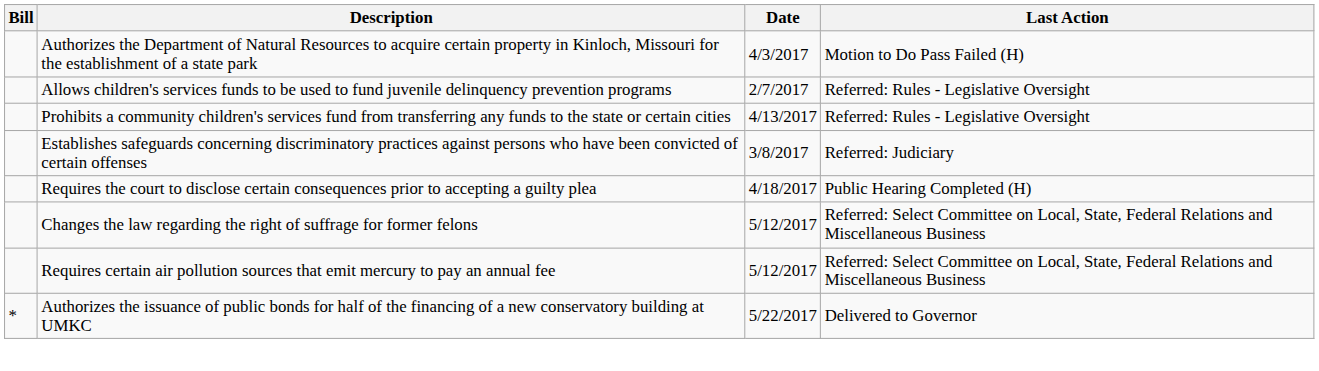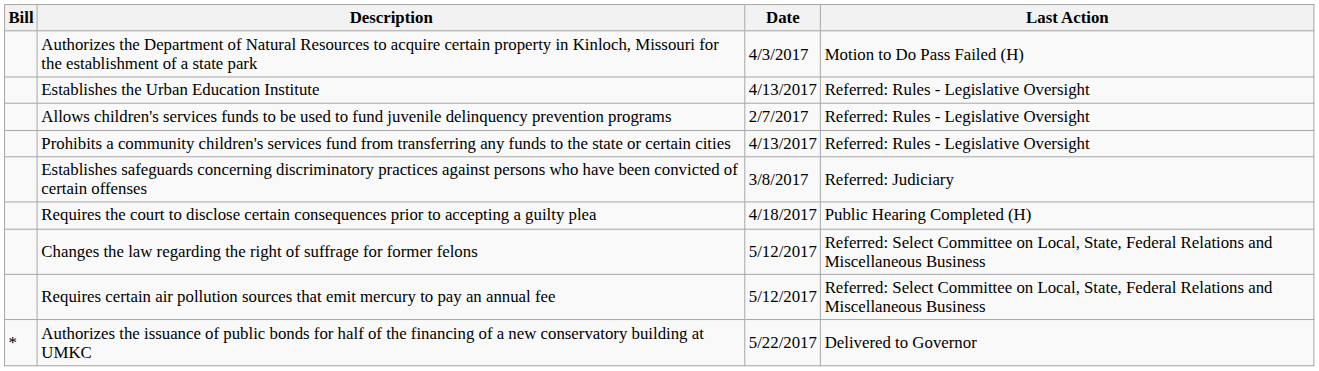+ row: (180, 90)
